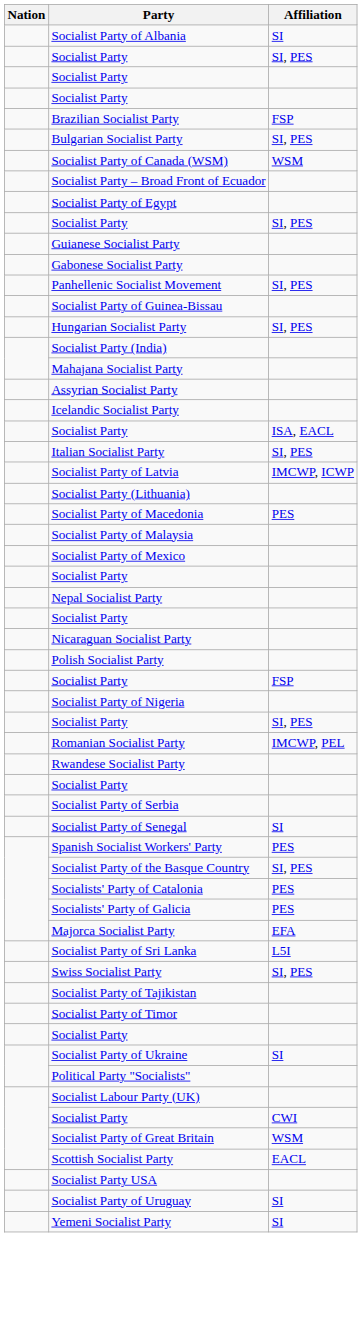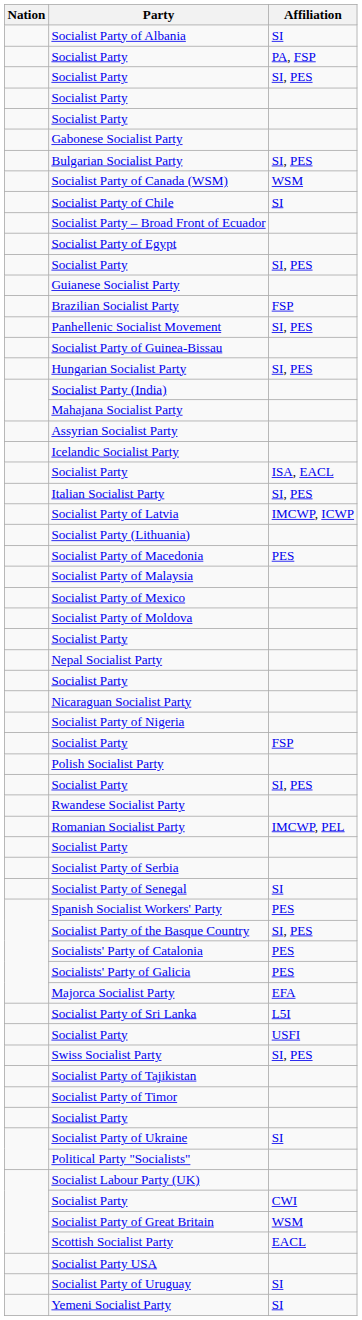+ row: (89, 56)
rows swapped: (115, 118) <-> (117, 264)
+ row: (112, 202)
+ row: (122, 618)
rows swapped: (118, 701) <-> (108, 659)
rows swapped: (118, 743) <-> (118, 763)
+ row: (89, 1034)
